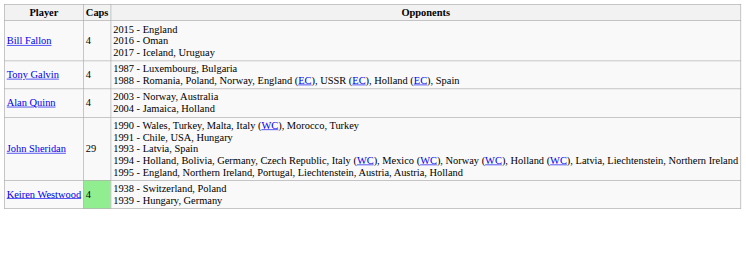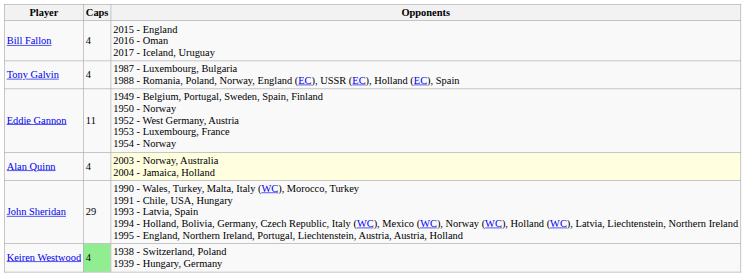+ row: (37, 120)
(166, 103) no background -> (166, 166) lightyellow background
